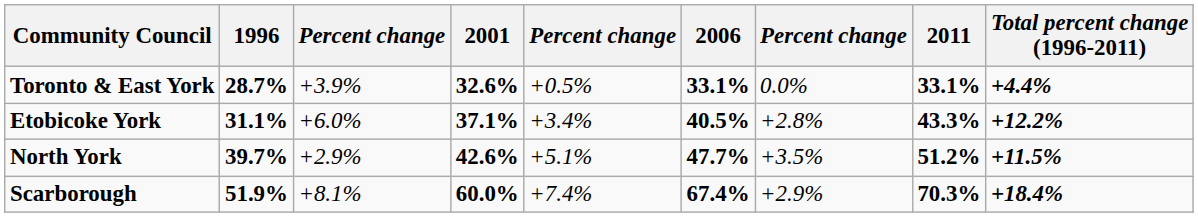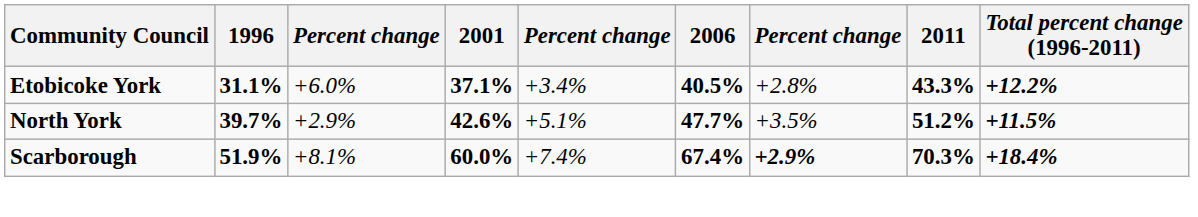- row: (112, 84)
(792, 193) normal -> (785, 157) bold
